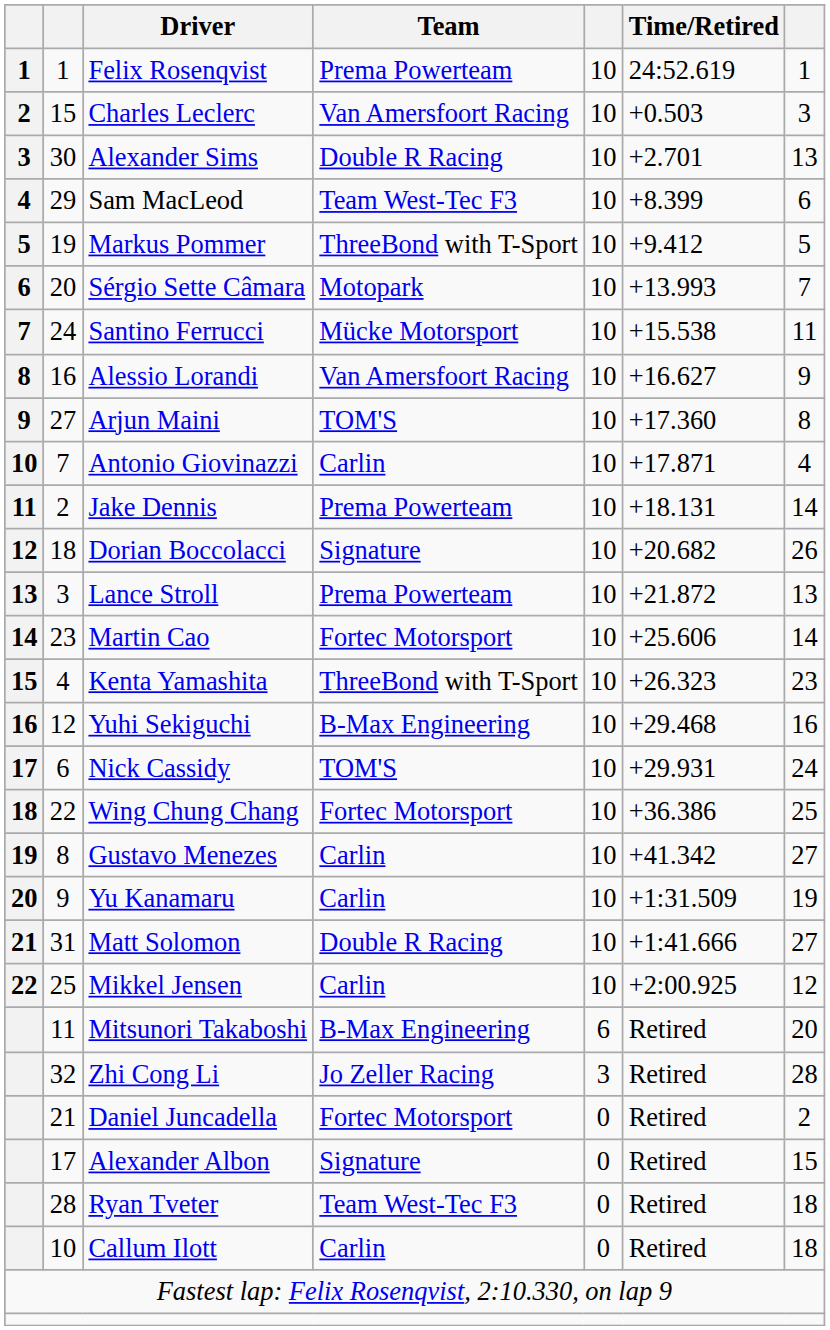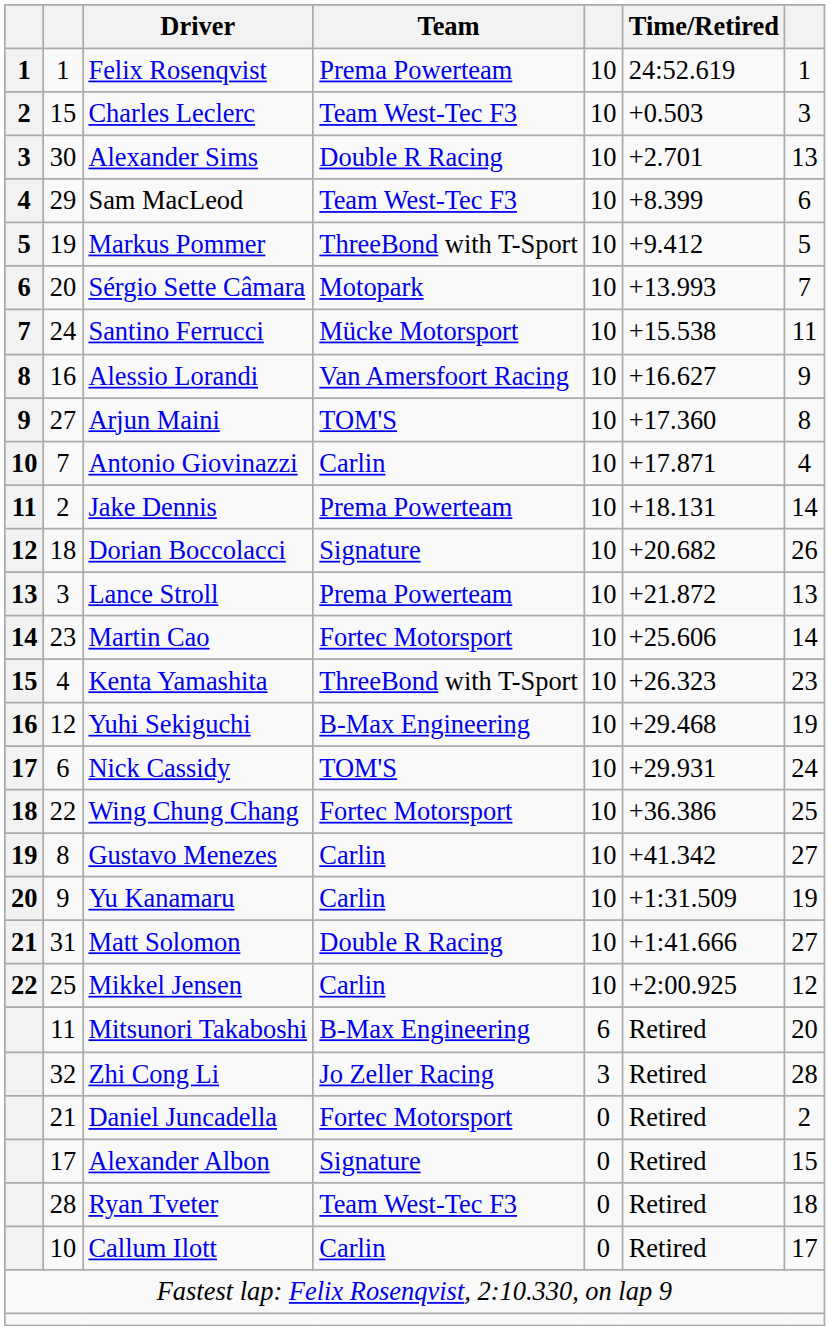(444, 113) Van Amersfoort Racing -> (418, 113) Team West-Tec F3
(804, 724) 16 -> (804, 724) 19
(804, 1247) 18 -> (804, 1247) 17
